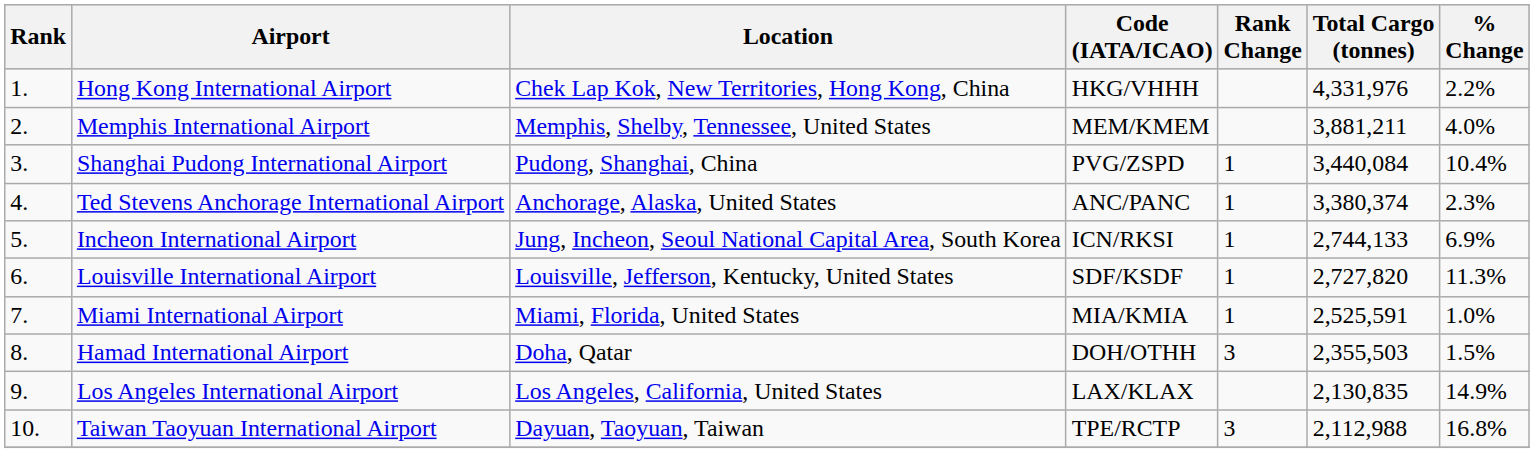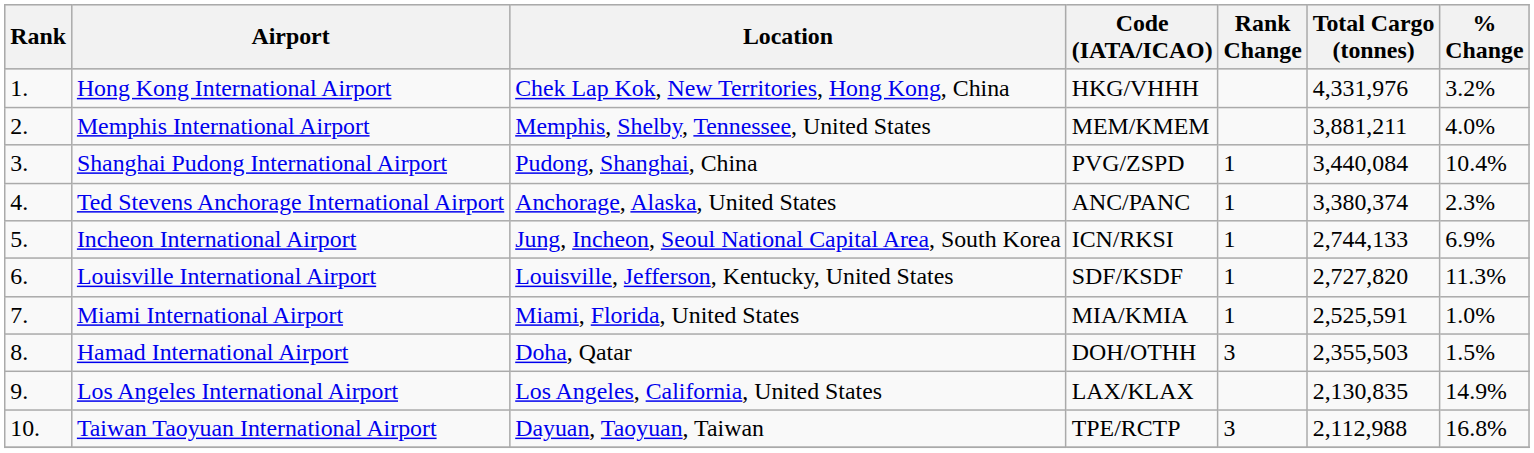(1470, 88) 2.2% -> (1470, 88) 3.2%
